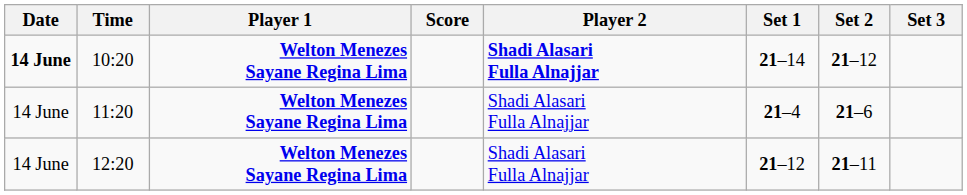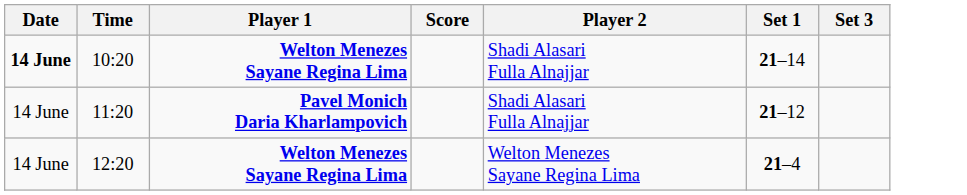- column: (854, 19)
(543, 60) bold -> (538, 60) normal
(326, 112) Welton Menezes Sayane Regina Lima -> (321, 112) Pavel Monich Daria Kharlampovich
(782, 112) 21–4 -> (782, 112) 21–12
(538, 164) Shadi Alasari Fulla Alnajjar -> (564, 164) Welton Menezes Sayane Regina Lima
(782, 164) 21–12 -> (782, 164) 21–4
